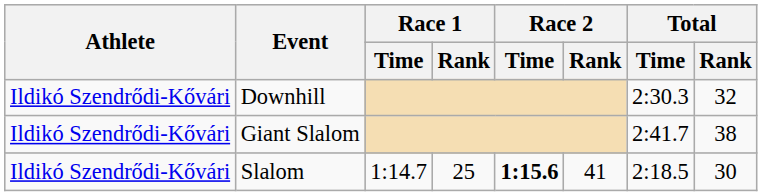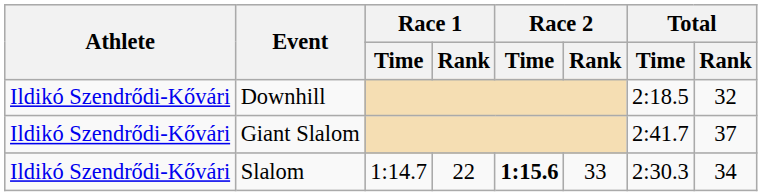(660, 97) 2:30.3 -> (660, 97) 2:18.5
(726, 134) 38 -> (726, 134) 37
(464, 171) 25 -> (464, 171) 22
(595, 171) 41 -> (595, 171) 33
(660, 171) 2:18.5 -> (660, 171) 2:30.3
(726, 171) 30 -> (726, 171) 34
